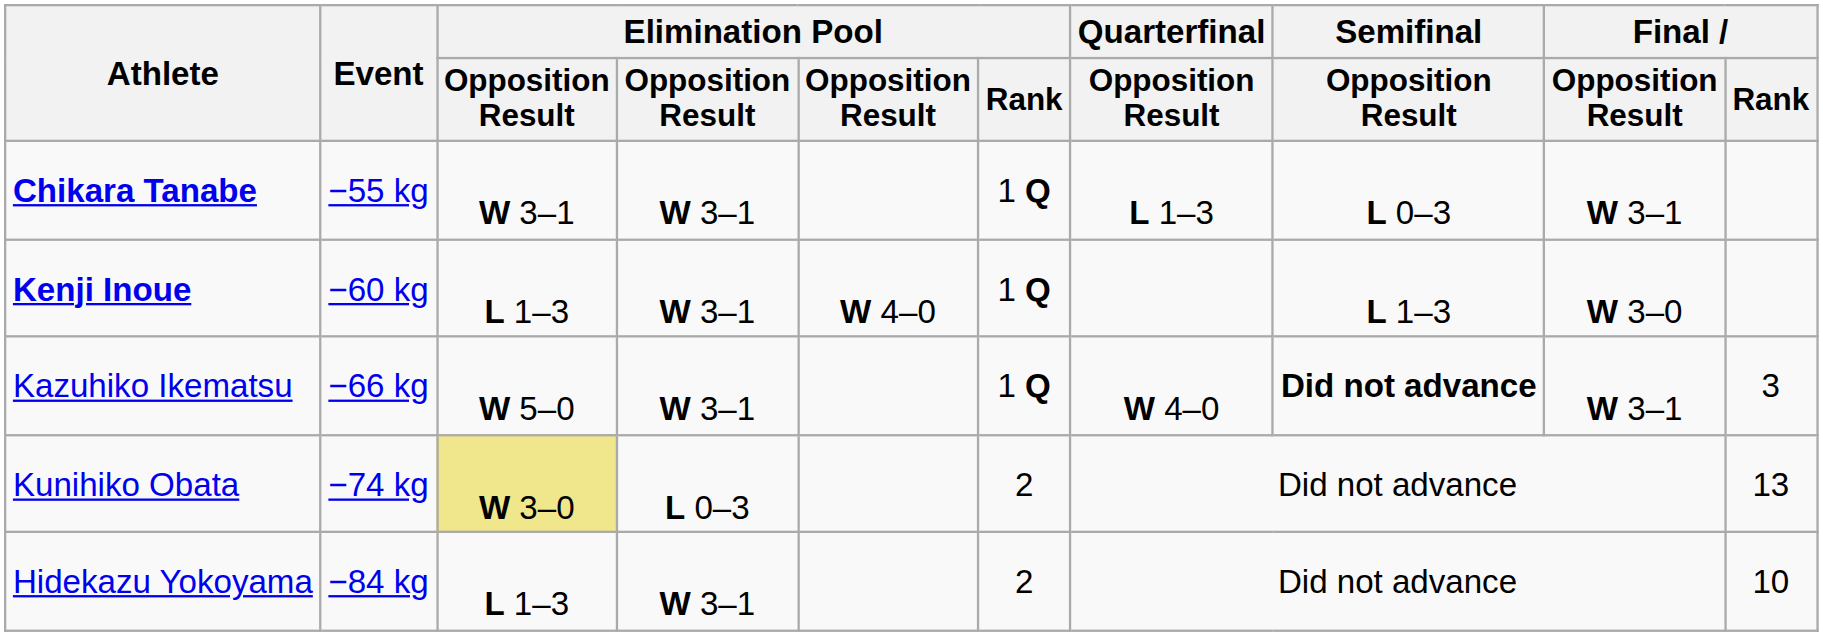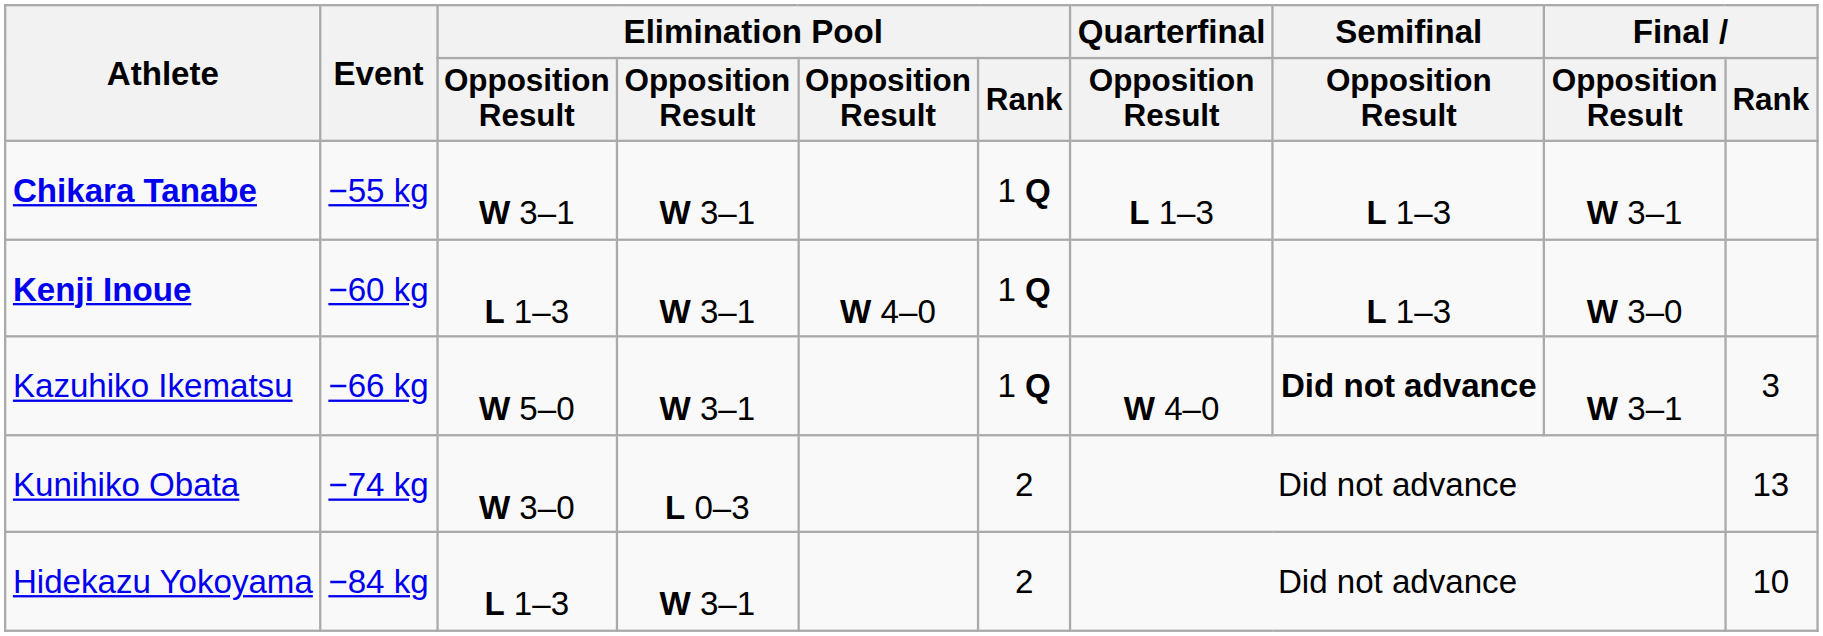(1409, 213) L 0–3 -> (1409, 213) L 1–3
(527, 507) khaki background -> (527, 507) no background
